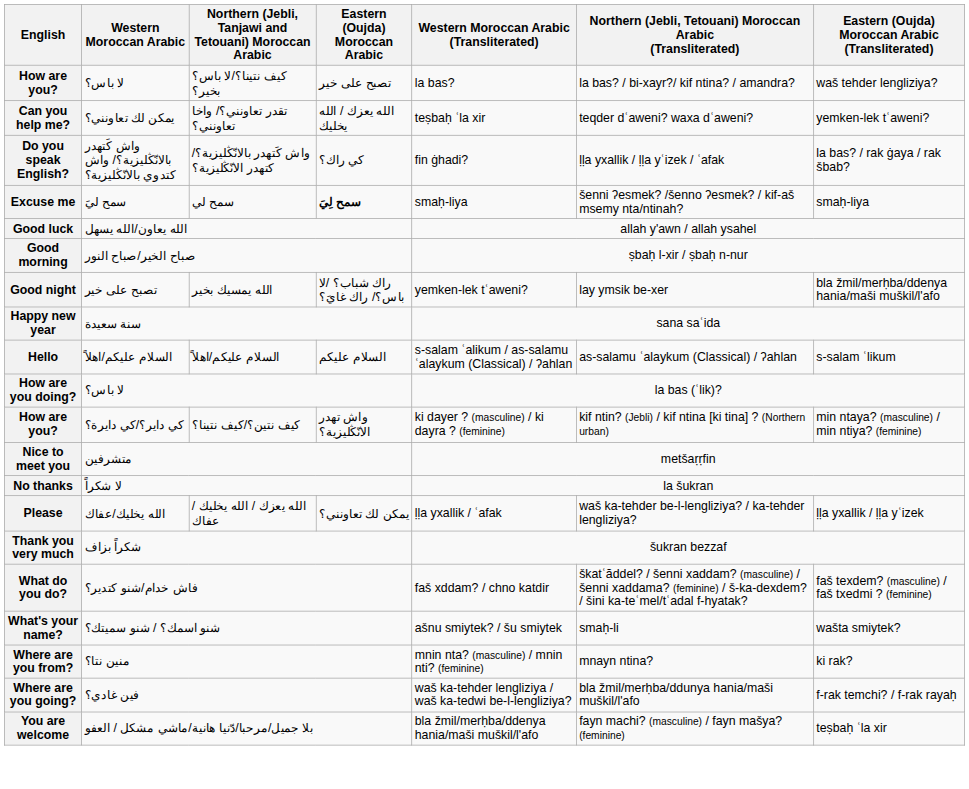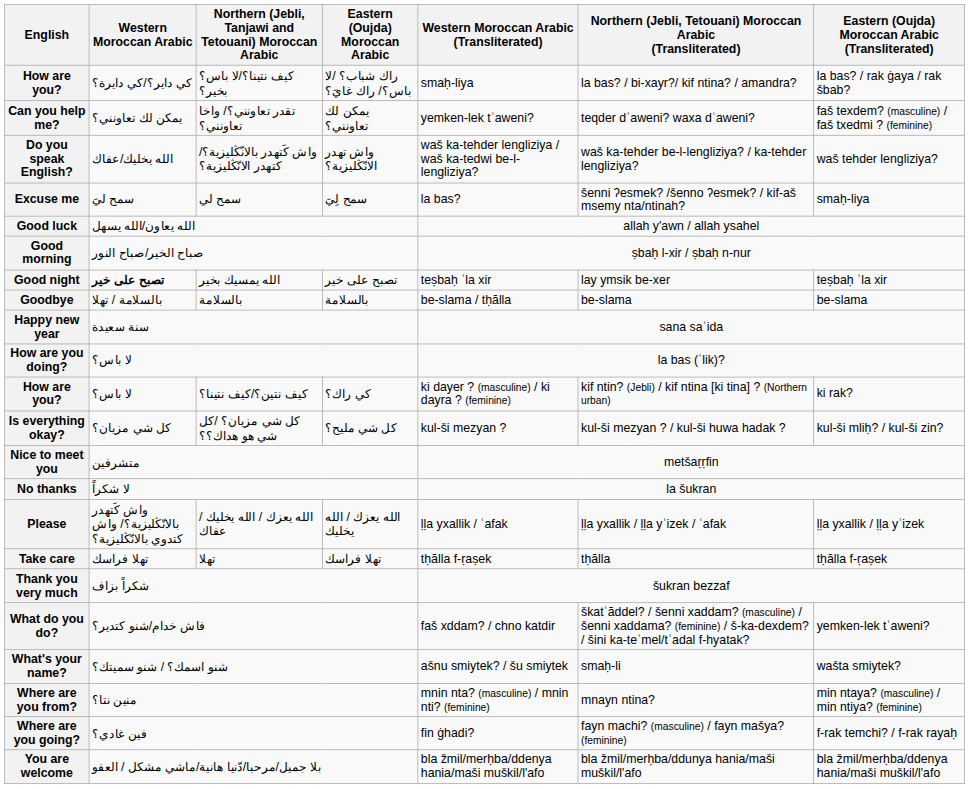(104, 83) لا باس؟ -> (142, 83) كي داير؟/كي دايرة؟
(355, 83) تصبح على خير -> (368, 83) راك شباب؟ /لا باس؟/ راك غايَ؟
(435, 83) la bas? -> (447, 83) smaḥ-liya
(877, 83) waš tehder lengliziya? -> (879, 83) la bas? / rak ġaya / rak šbab?
(356, 118) الله يعزك / الله يخليك -> (347, 118) يمكن لك تعاونني؟
(450, 118) teṣbaḥ ʿla xir -> (477, 118) yemken-lek tʿaweni?
(873, 118) yemken-lek tʿaweni? -> (882, 118) faš texdem? (masculine) / faš txedmi ? (feminine)
(130, 160) واش كَتهدر بالانّڭليزية؟/ واش كتدوي بالانّڭليزية؟ -> (133, 159) الله يخليك/عفاك
(342, 160) كي راك؟ -> (351, 159) واش تهدر الانّڭليزية؟
(441, 160) fin ġhadi? -> (490, 159) waš ka-tehder lengliziya / waš ka-tedwi be-l-lengliziya?
(652, 160) ḷḷa yxallik / ḷḷa yʿizek / ʿafak -> (694, 159) waš ka-tehder be-l-lengliziya? / ka-tehder lengliziya?
(879, 160) la bas? / rak ġaya / rak šbab? -> (877, 159) waš tehder lengliziya?
(340, 202) bold -> (346, 199) normal
(441, 201) smaḥ-liya -> (441, 199) la bas?
(121, 290) normal -> (128, 280) bold
(362, 290) راك شباب؟ /لا باس؟/ راك غايَ؟ -> (361, 280) تصبح على خير
(471, 289) yemken-lek tʿaweni? -> (456, 280) teṣbaḥ ʿla xir
(882, 289) bla žmil/merḥba/ddenya hania/maši muškil/l'afo -> (852, 280) teṣbaḥ ʿla xir
+ row: (47, 300)
- row: (43, 357)
(134, 425) كي داير؟/كي دايرة؟ -> (112, 394) لا باس؟
(345, 425) واش تهدر الانّڭليزية؟ -> (348, 394) كي راك؟
(878, 424) min ntaya? (masculine) / min ntiya? (feminine) -> (835, 393) ki rak?
+ row: (47, 428)
(125, 513) الله يخليك/عفاك -> (138, 524) واش كَتهدر بالانّڭليزية؟/ واش كتدوي بالانّڭليزية؟
(364, 513) يمكن لك تعاونني؟ -> (363, 524) الله يعزك / الله يخليك
(692, 513) waš ka-tehder be-l-lengliziya? / ka-tehder lengliziya? -> (654, 524) ḷḷa yxallik / ḷḷa yʿizek / ʿafak
+ row: (47, 559)
(881, 587) faš texdem? (masculine) / faš txedmi ? (feminine) -> (873, 626) yemken-lek tʿaweni?
(834, 661) ki rak? -> (878, 699) min ntaya? (masculine) / min ntiya? (feminine)
(493, 695) waš ka-tehder lengliziya / waš ka-tedwi be-l-lengliziya? -> (448, 733) fin ġhadi?
(676, 695) bla žmil/merḥba/ddunya hania/maši muškil/l'afo -> (682, 733) fayn machi? (masculine) / fayn mašya? (feminine)
(681, 728) fayn machi? (masculine) / fayn mašya? (feminine) -> (678, 766) bla žmil/merḥba/ddunya hania/maši muškil/l'afo
(852, 728) teṣbaḥ ʿla xir -> (882, 766) bla žmil/merḥba/ddenya hania/maši muškil/l'afo
